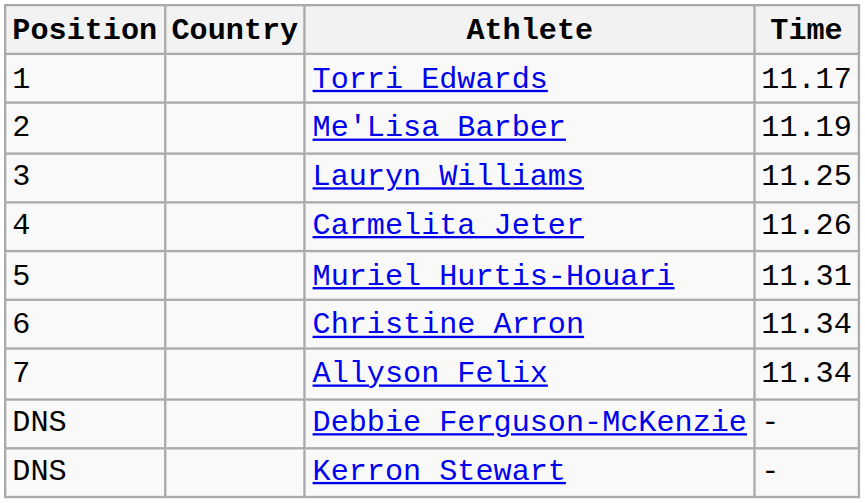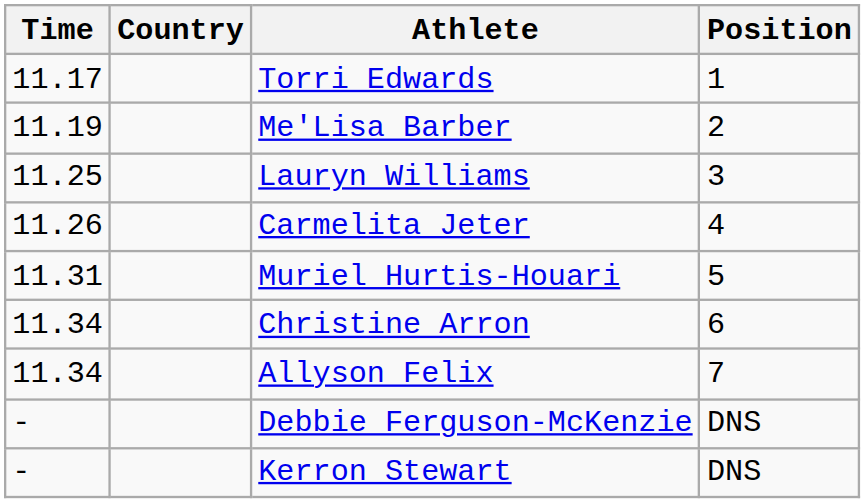columns swapped: (85, 30) <-> (807, 30)
